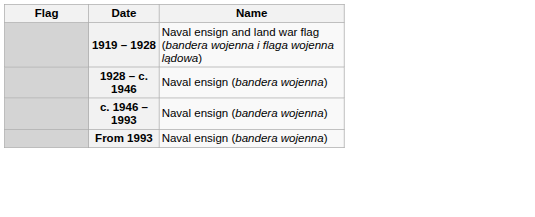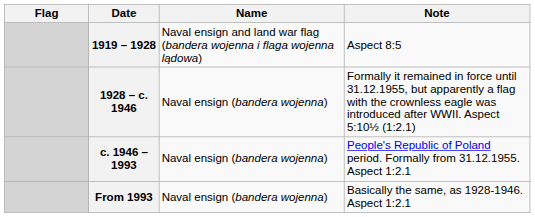+ column: (437, 13)
